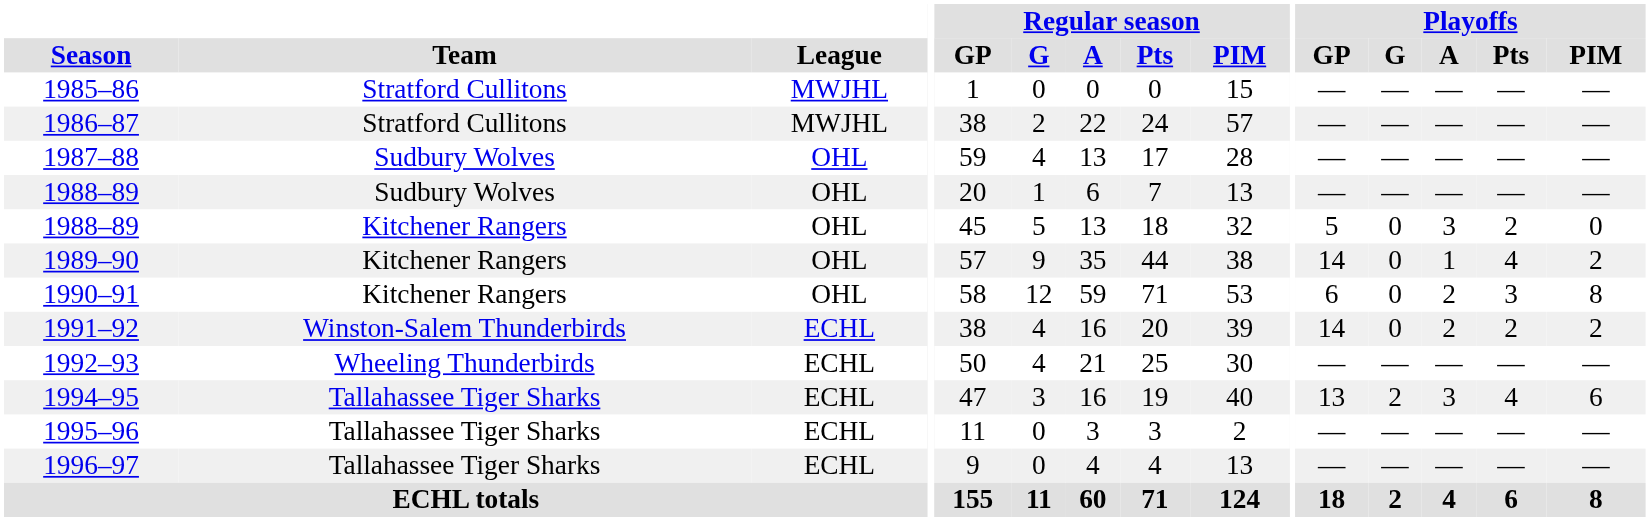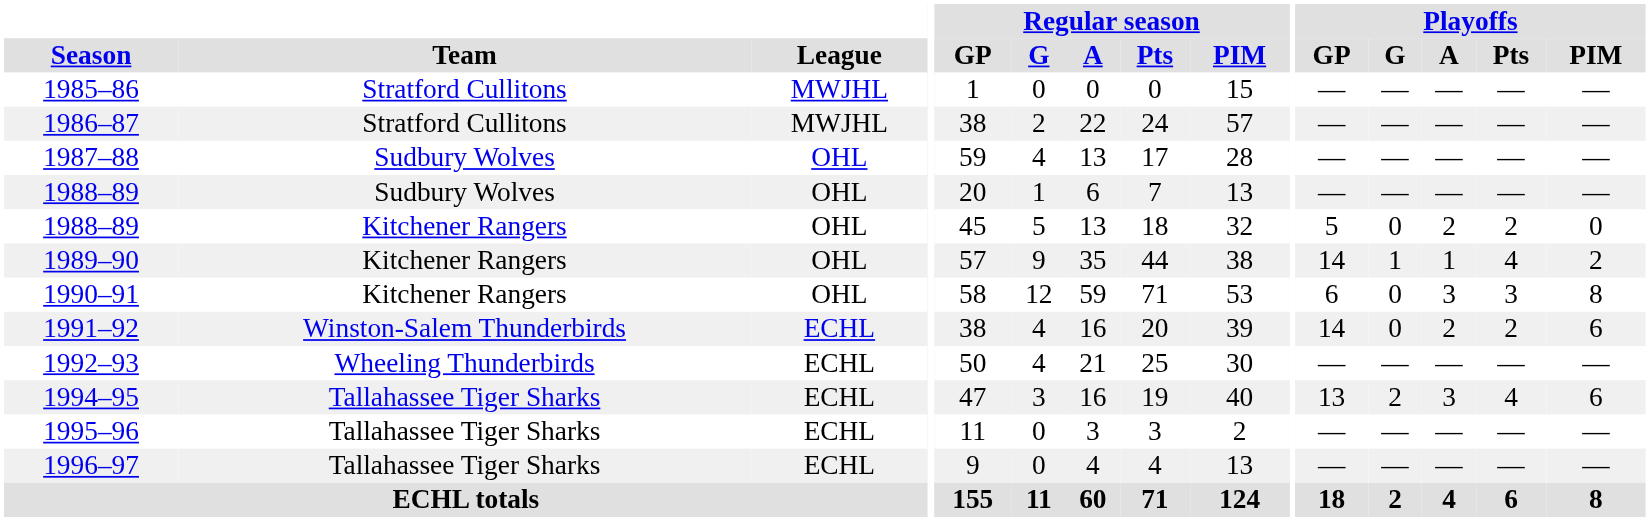(1449, 225) 3 -> (1449, 225) 2
(1395, 260) 0 -> (1395, 260) 1
(1449, 294) 2 -> (1449, 294) 3
(1596, 328) 2 -> (1596, 328) 6
